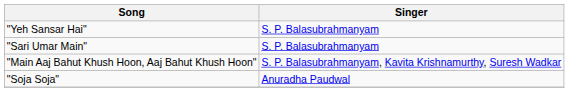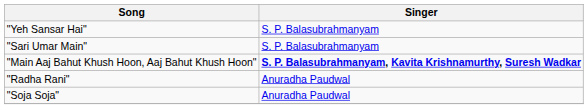(411, 63) normal -> (421, 63) bold
+ row: (38, 79)
